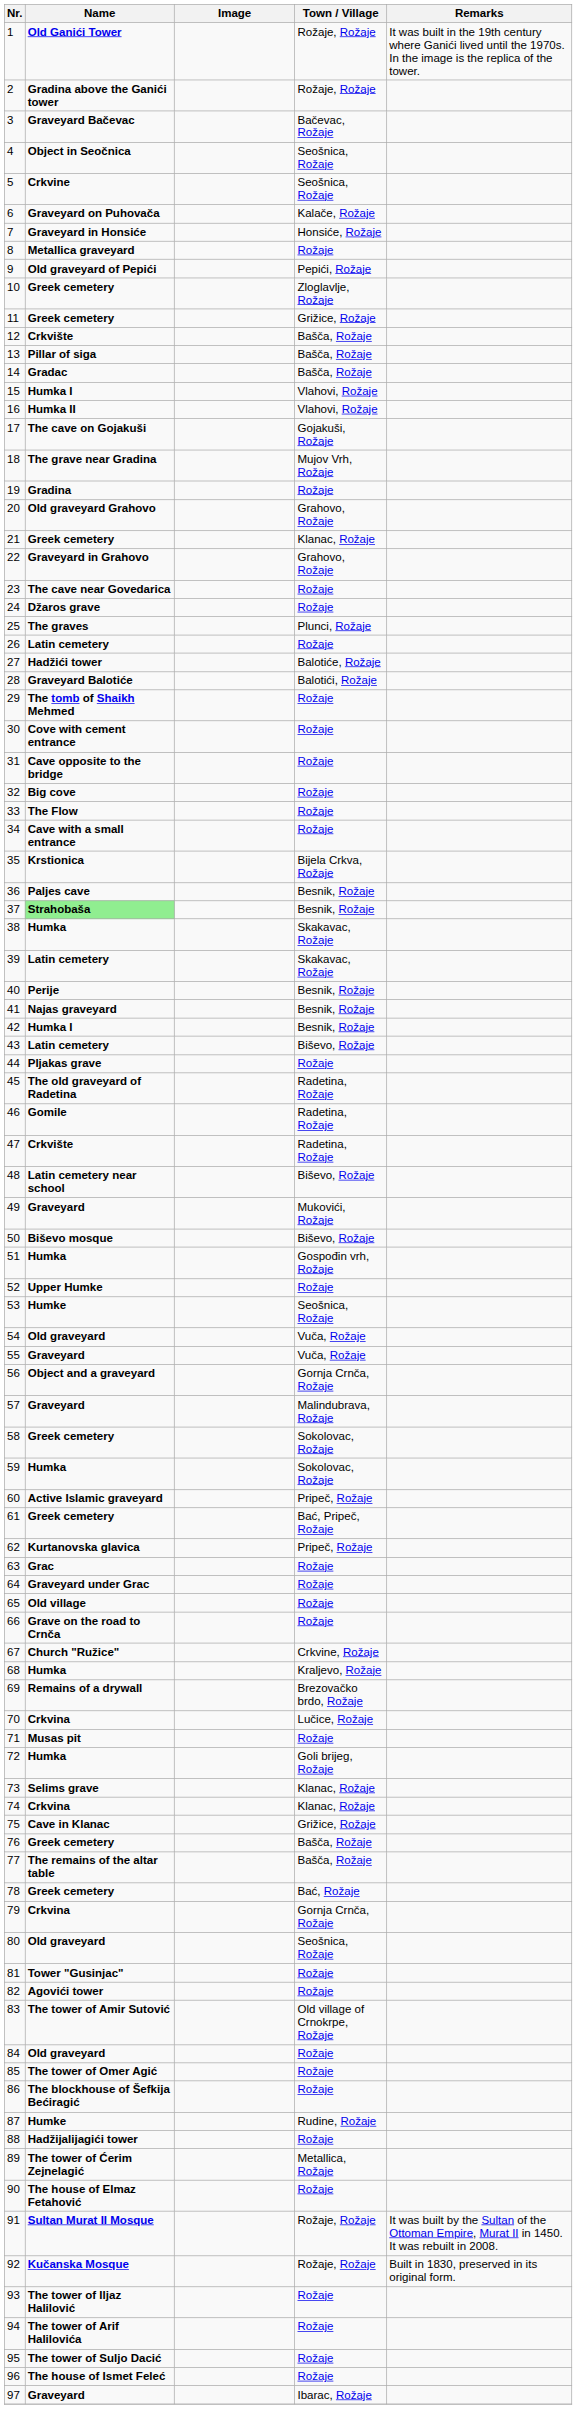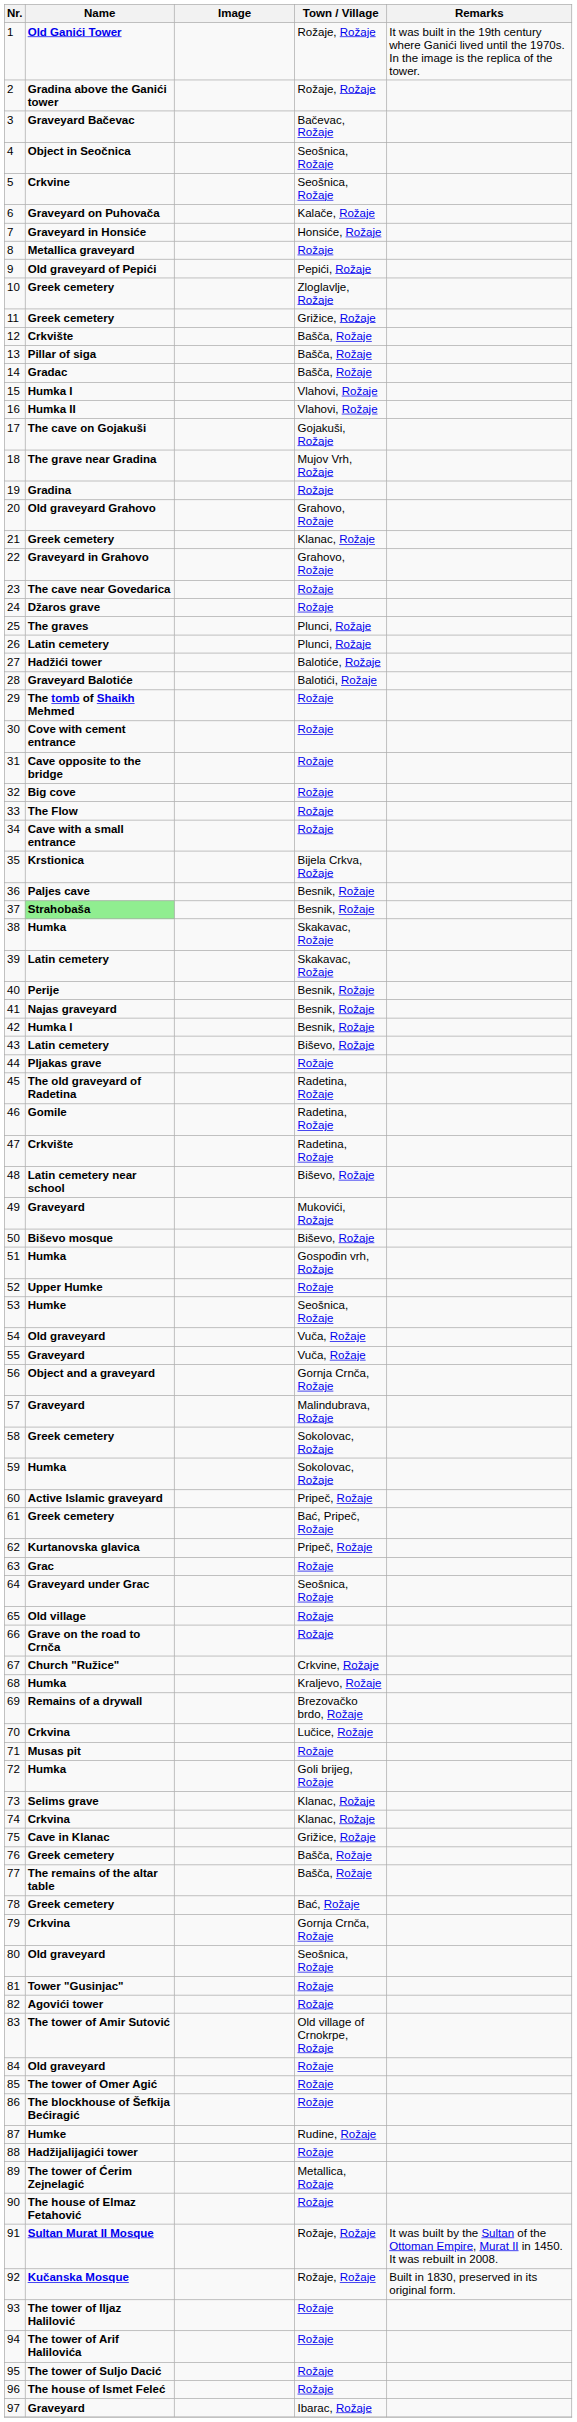(315, 644) Rožaje -> (334, 644) Plunci, Rožaje
(315, 1584) Rožaje -> (323, 1591) Seošnica, Rožaje
